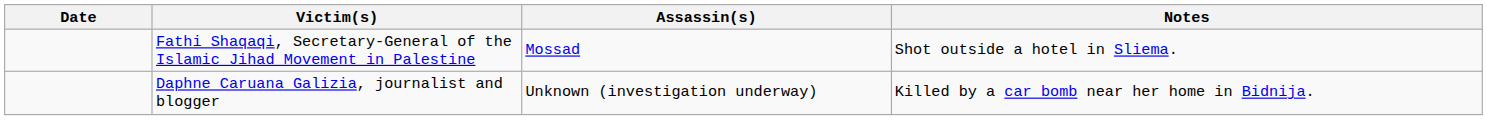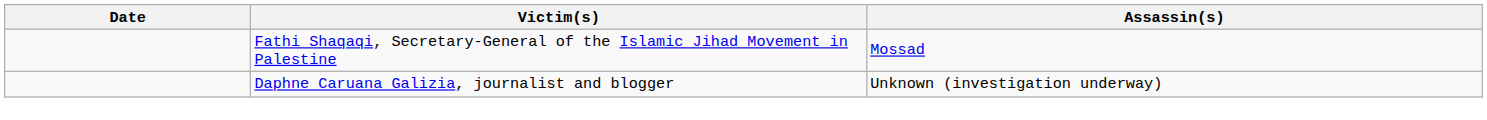- column: (1187, 17)
